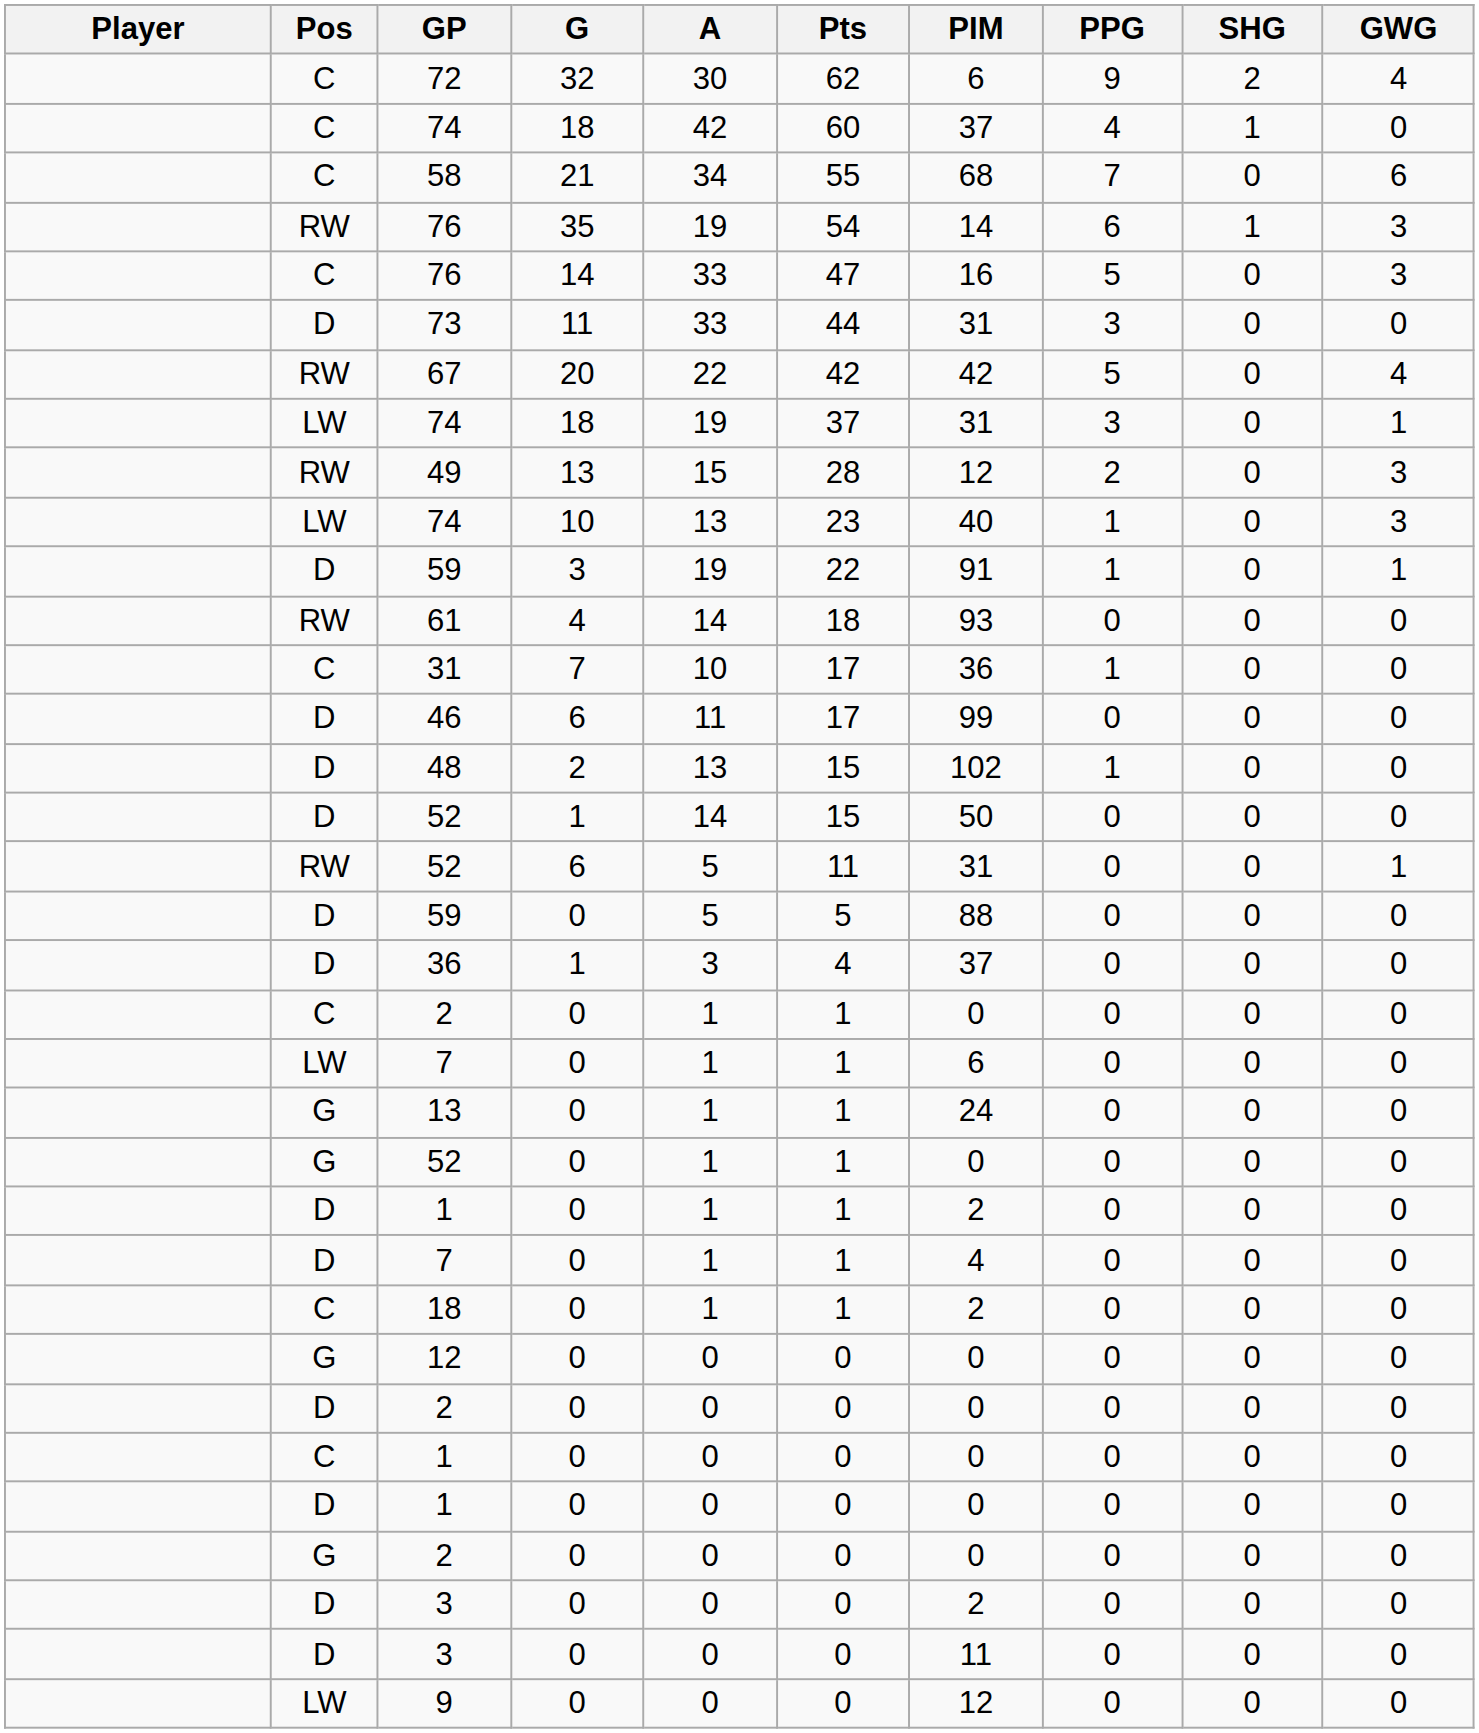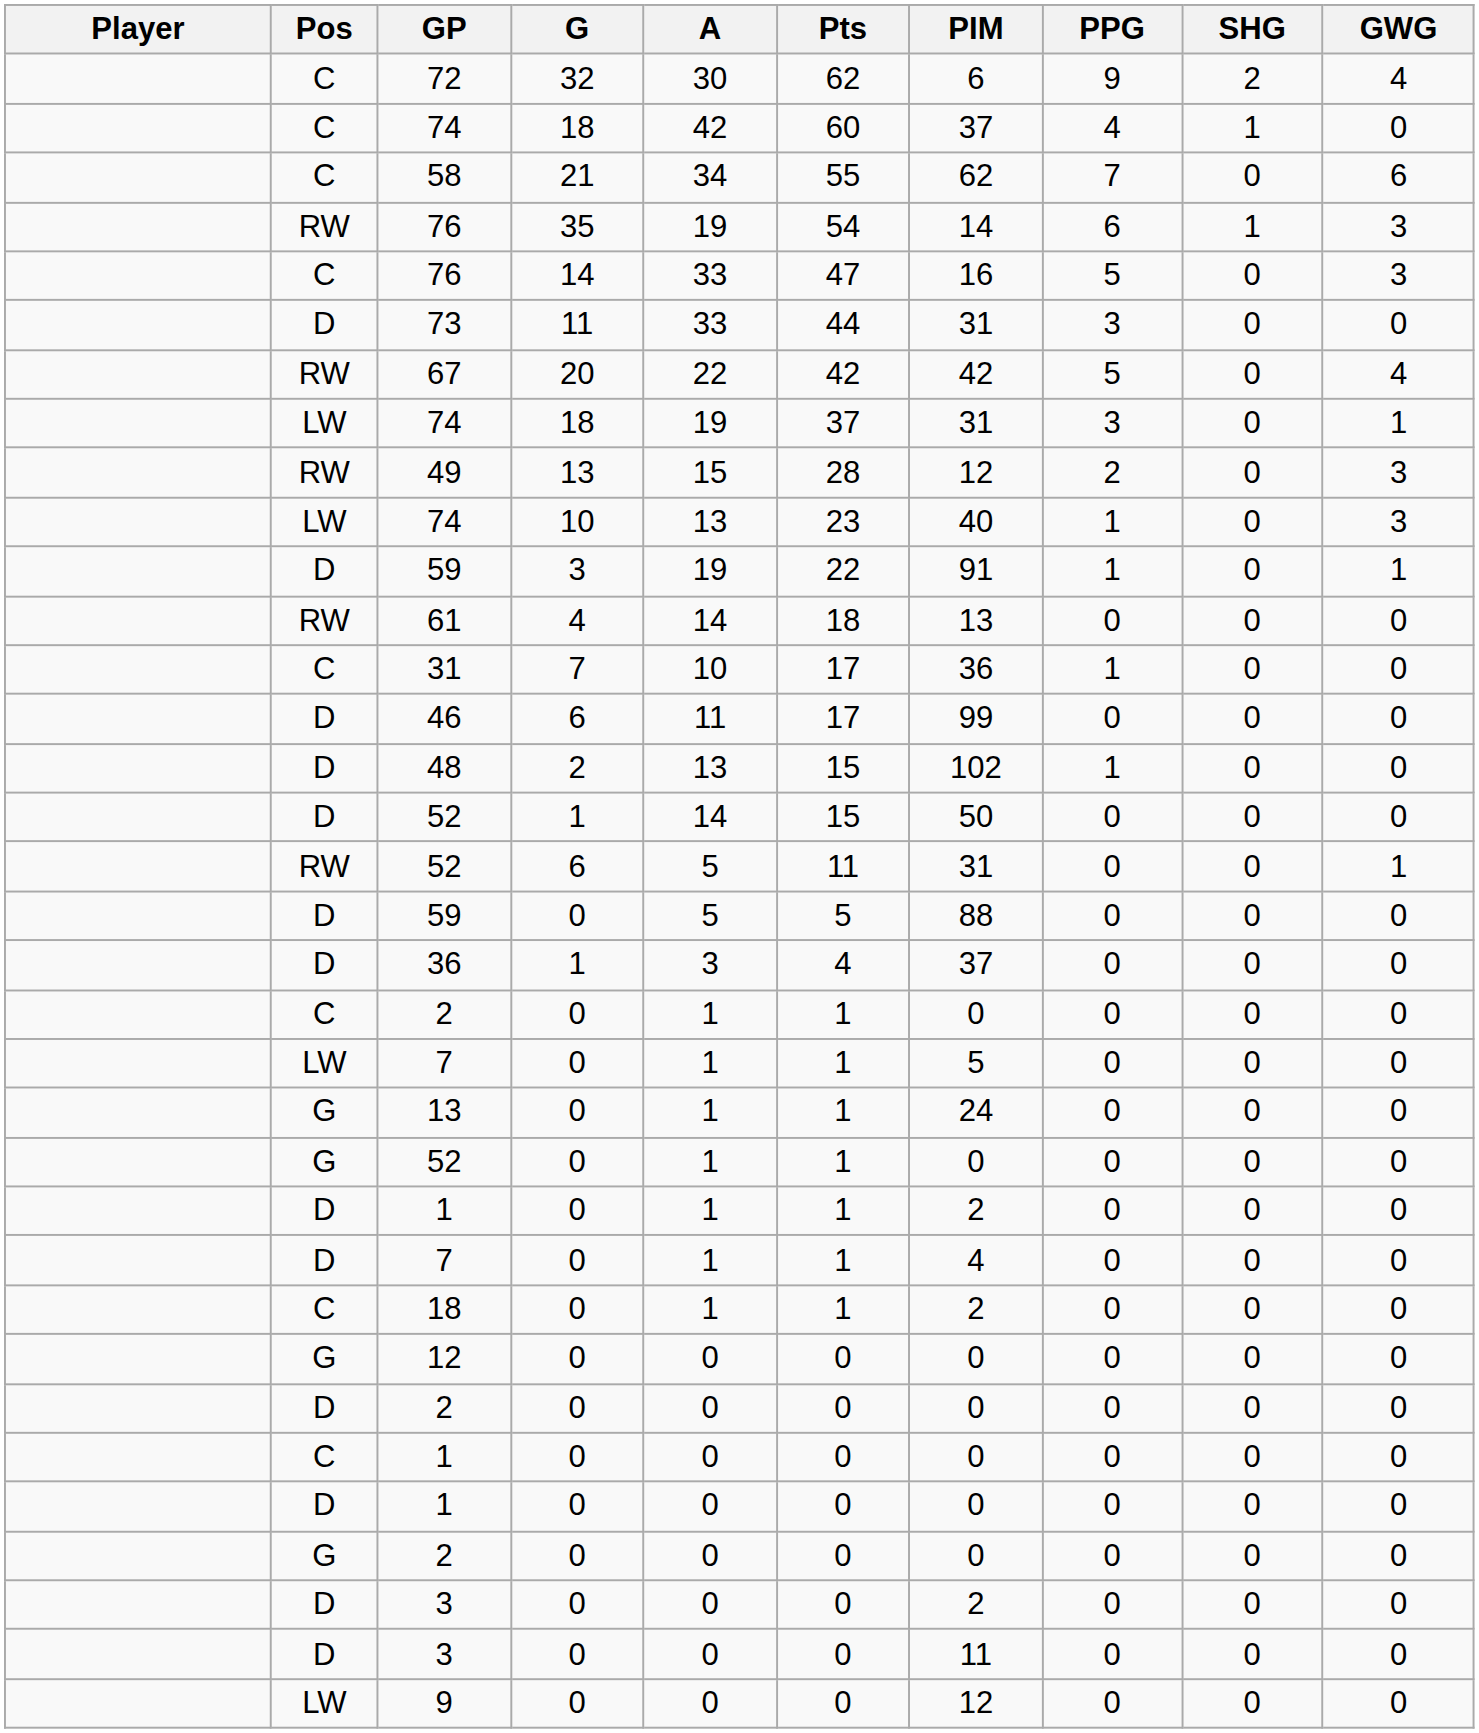(976, 176) 68 -> (976, 176) 62
(976, 619) 93 -> (976, 619) 13
(976, 1062) 6 -> (976, 1062) 5
